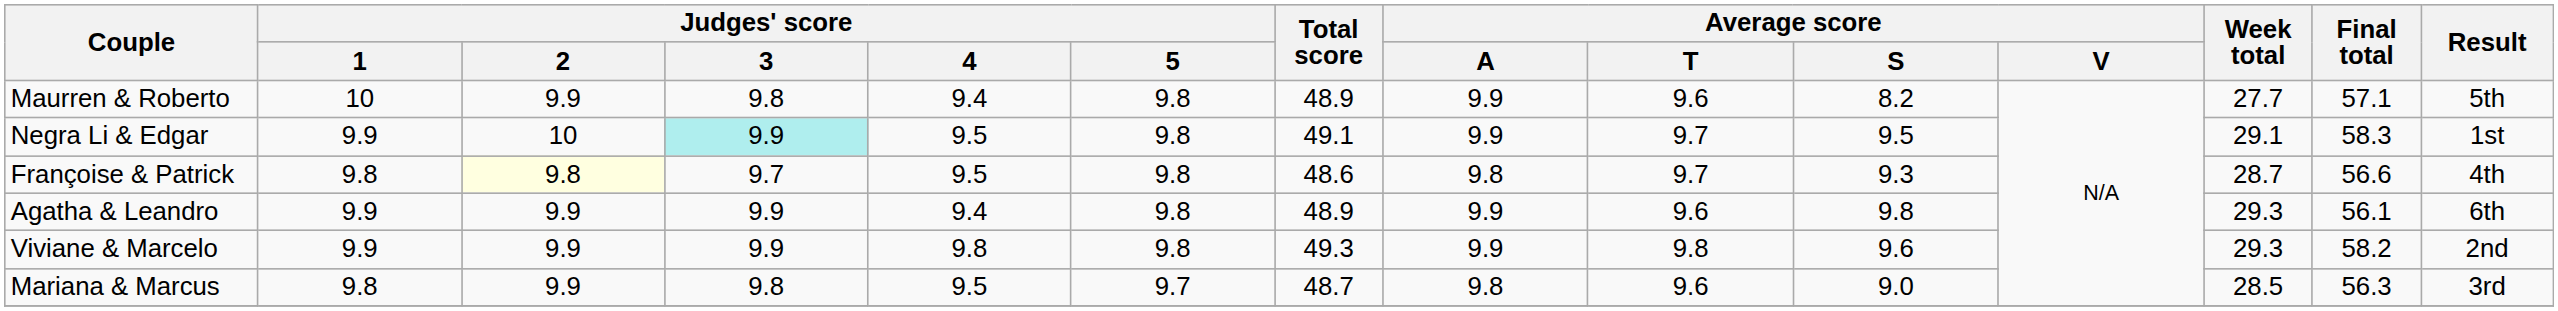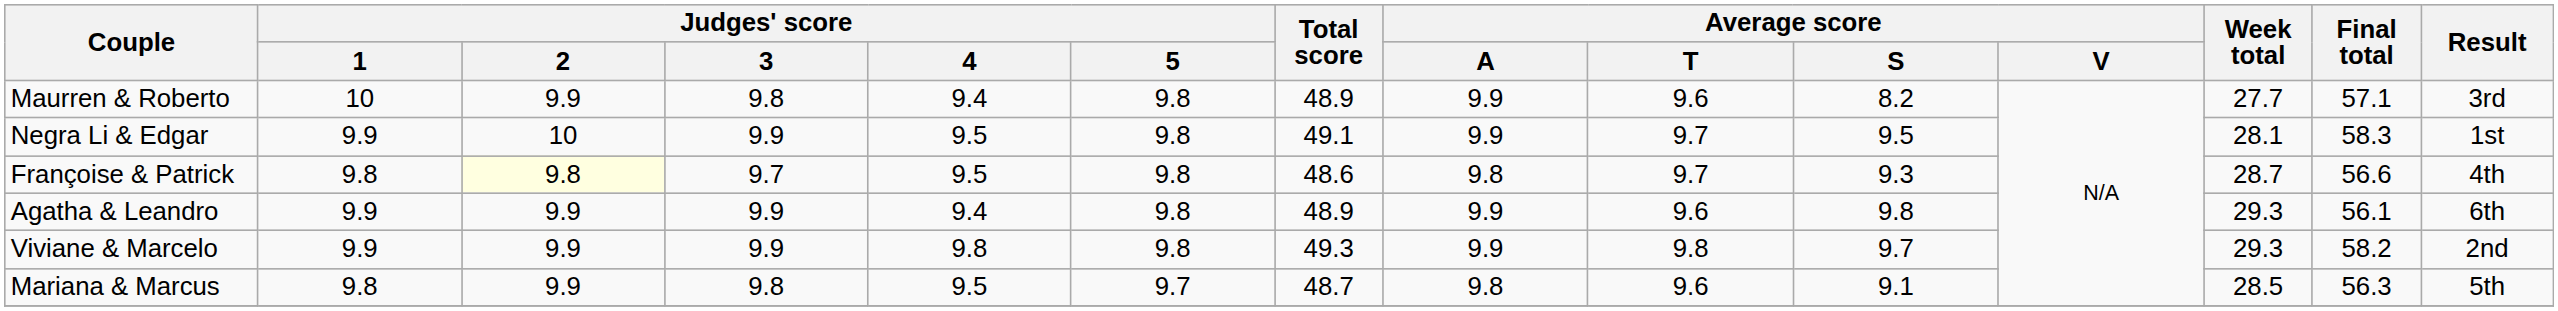(2487, 98) 5th -> (2487, 98) 3rd
(766, 136) paleturquoise background -> (766, 136) no background
(2258, 136) 29.1 -> (2258, 136) 28.1
(1896, 249) 9.6 -> (1896, 249) 9.7
(1896, 286) 9.0 -> (1896, 286) 9.1
(2487, 286) 3rd -> (2487, 286) 5th
